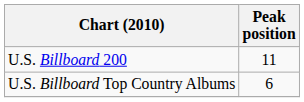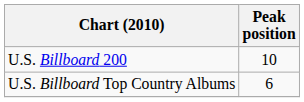(269, 59) 11 -> (269, 59) 10
